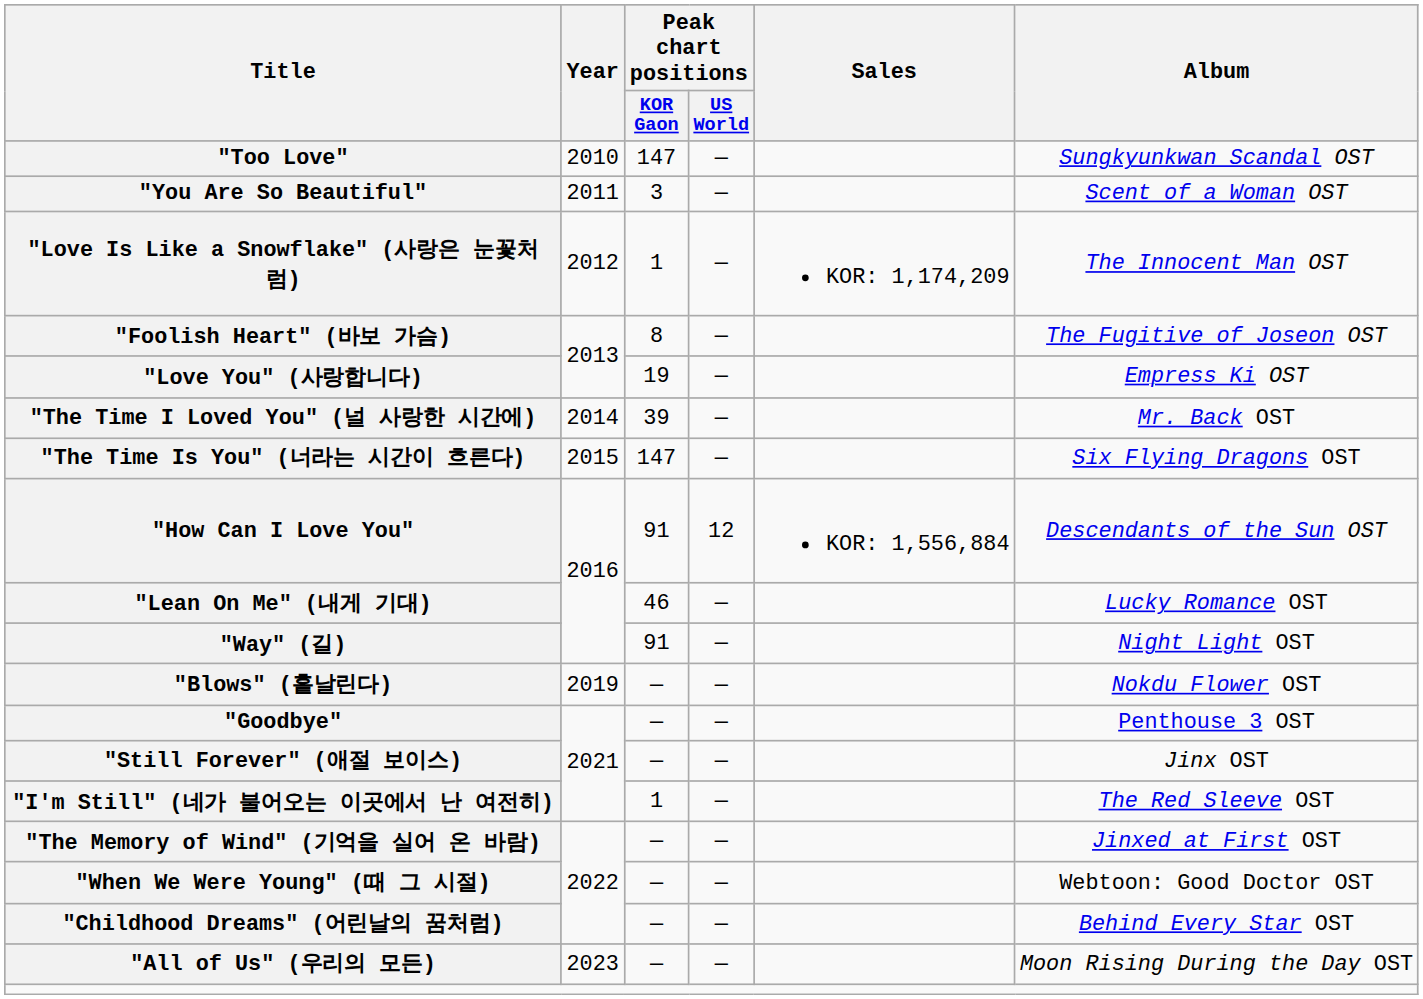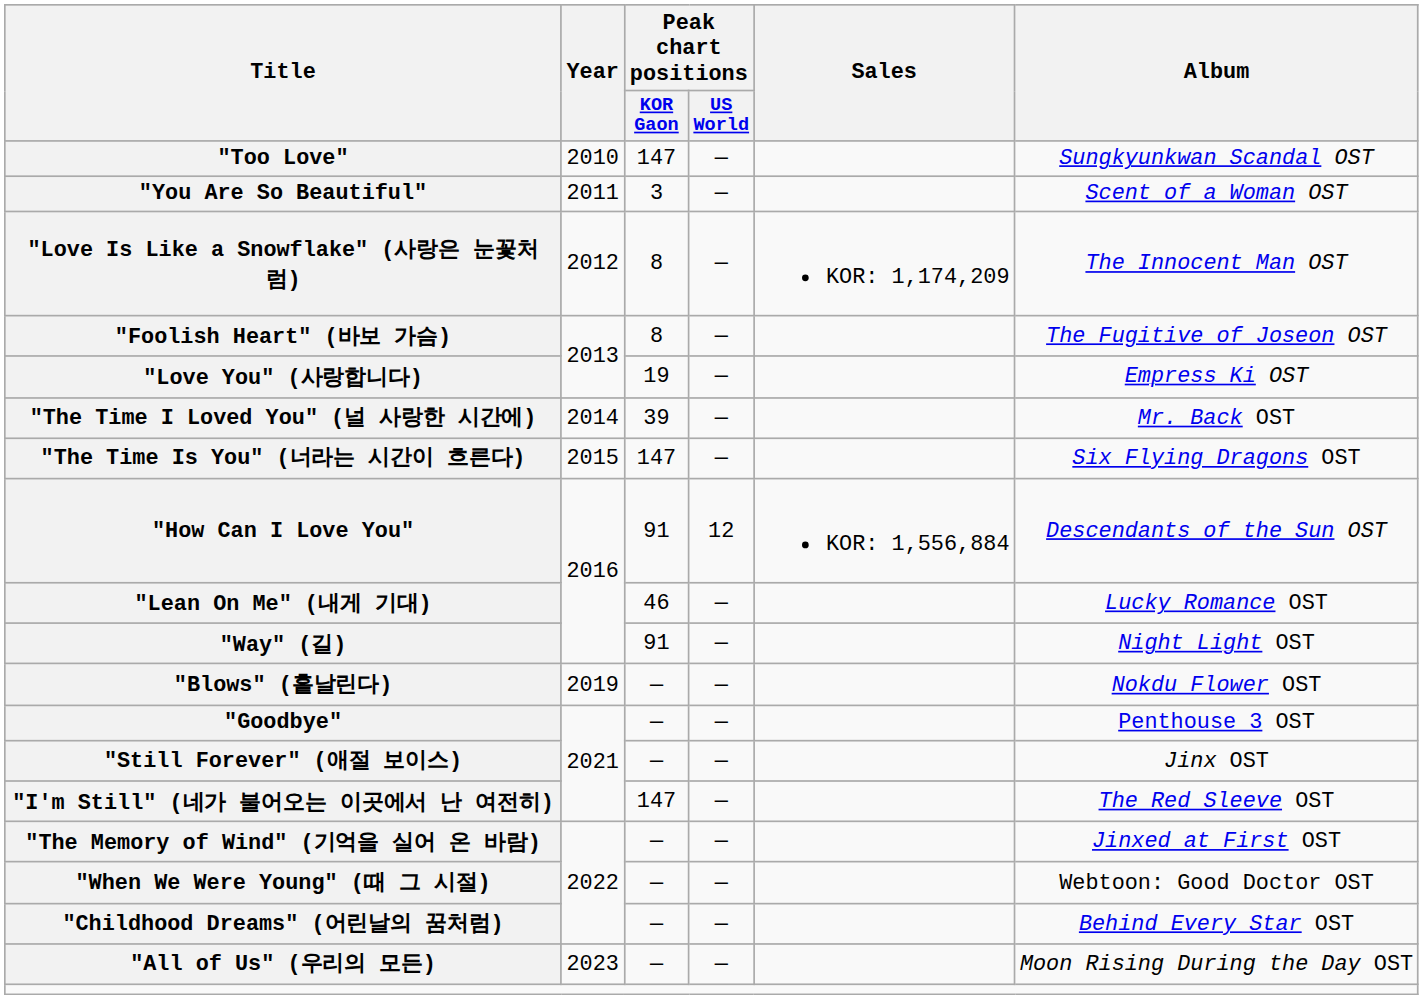(656, 264) 1 -> (656, 264) 8
(656, 801) 1 -> (656, 801) 147
